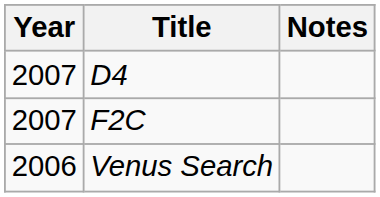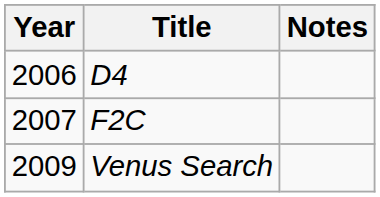(44, 74) 2007 -> (44, 74) 2006
(44, 167) 2006 -> (44, 167) 2009
